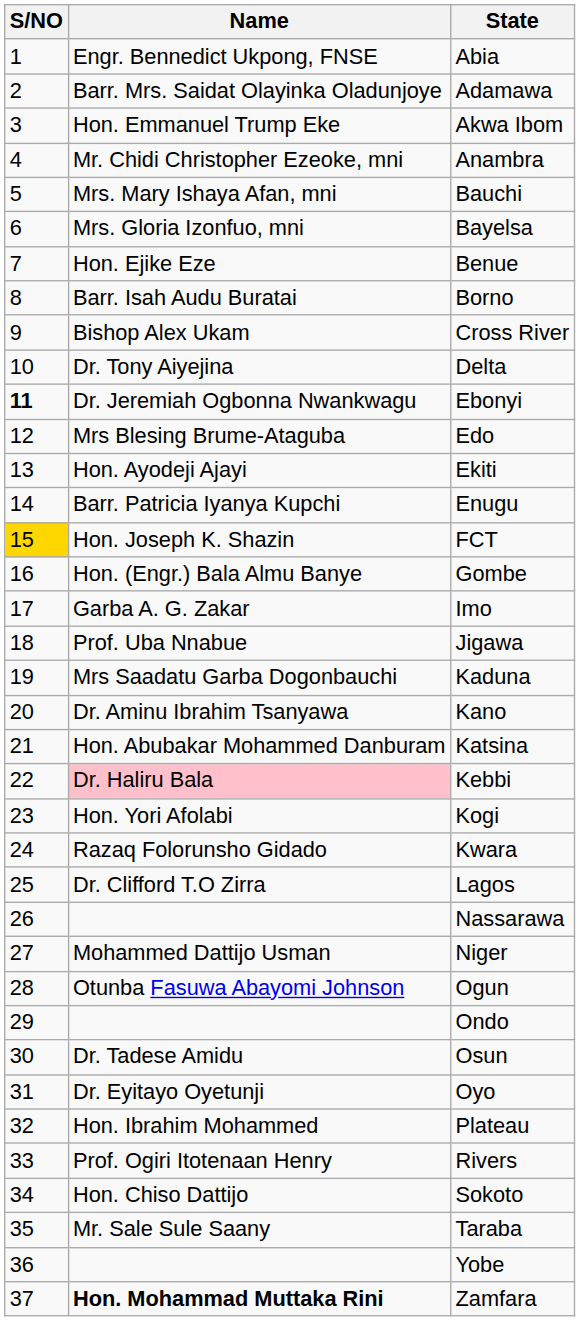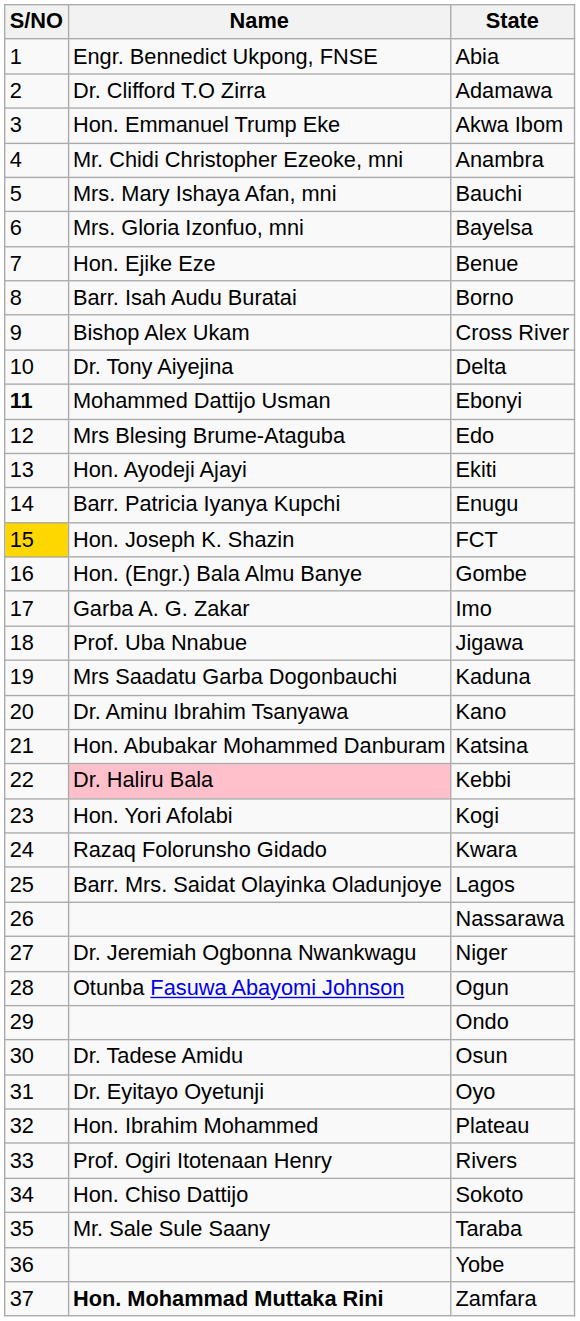(257, 90) Barr. Mrs. Saidat Olayinka Oladunjoye -> (169, 90) Dr. Clifford T.O Zirra
(245, 401) Dr. Jeremiah Ogbonna Nwankwagu -> (202, 401) Mohammed Dattijo Usman
(169, 884) Dr. Clifford T.O Zirra -> (257, 884) Barr. Mrs. Saidat Olayinka Oladunjoye
(202, 953) Mohammed Dattijo Usman -> (245, 953) Dr. Jeremiah Ogbonna Nwankwagu
